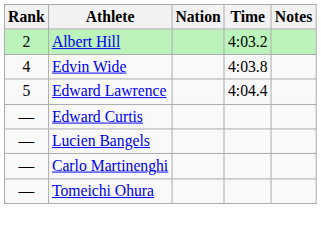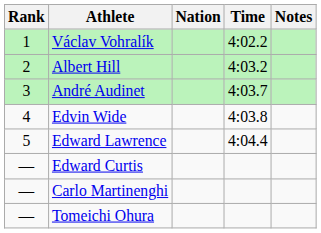+ row: (103, 41)
+ row: (98, 91)
- row: (101, 141)
